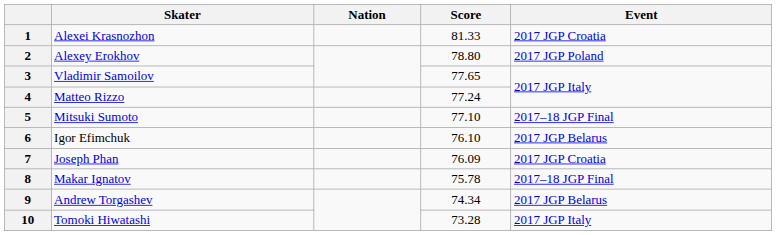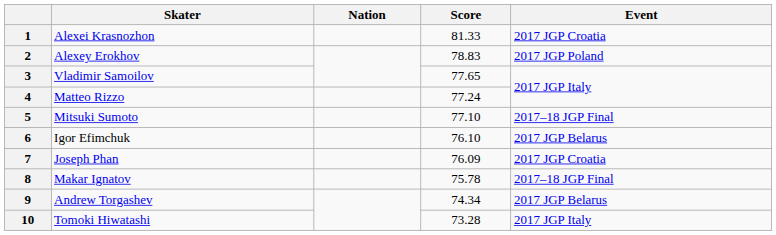(466, 55) 78.80 -> (466, 55) 78.83
